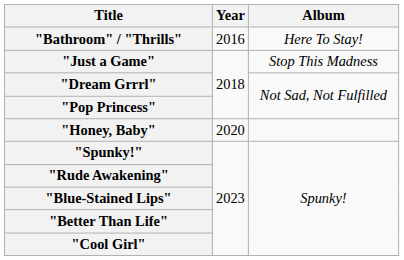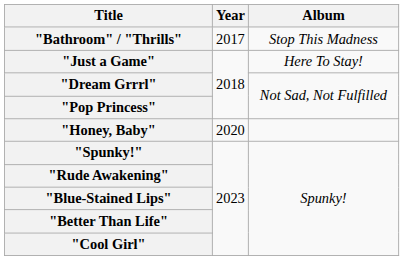(230, 38) 2016 -> (230, 38) 2017
(323, 38) Here To Stay! -> (323, 38) Stop This Madness
(323, 61) Stop This Madness -> (323, 61) Here To Stay!
